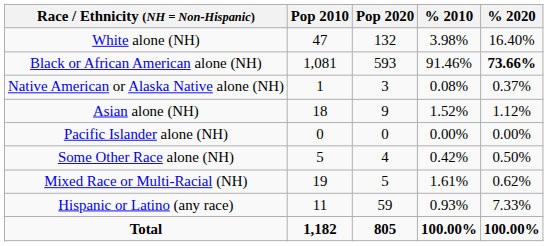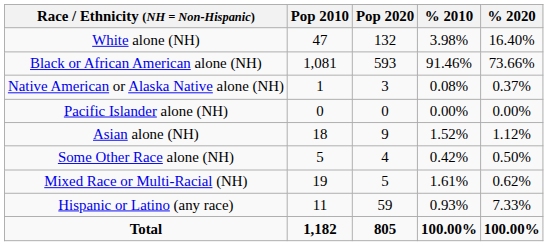(512, 63) bold -> (512, 63) normal
rows swapped: (146, 110) <-> (146, 134)
